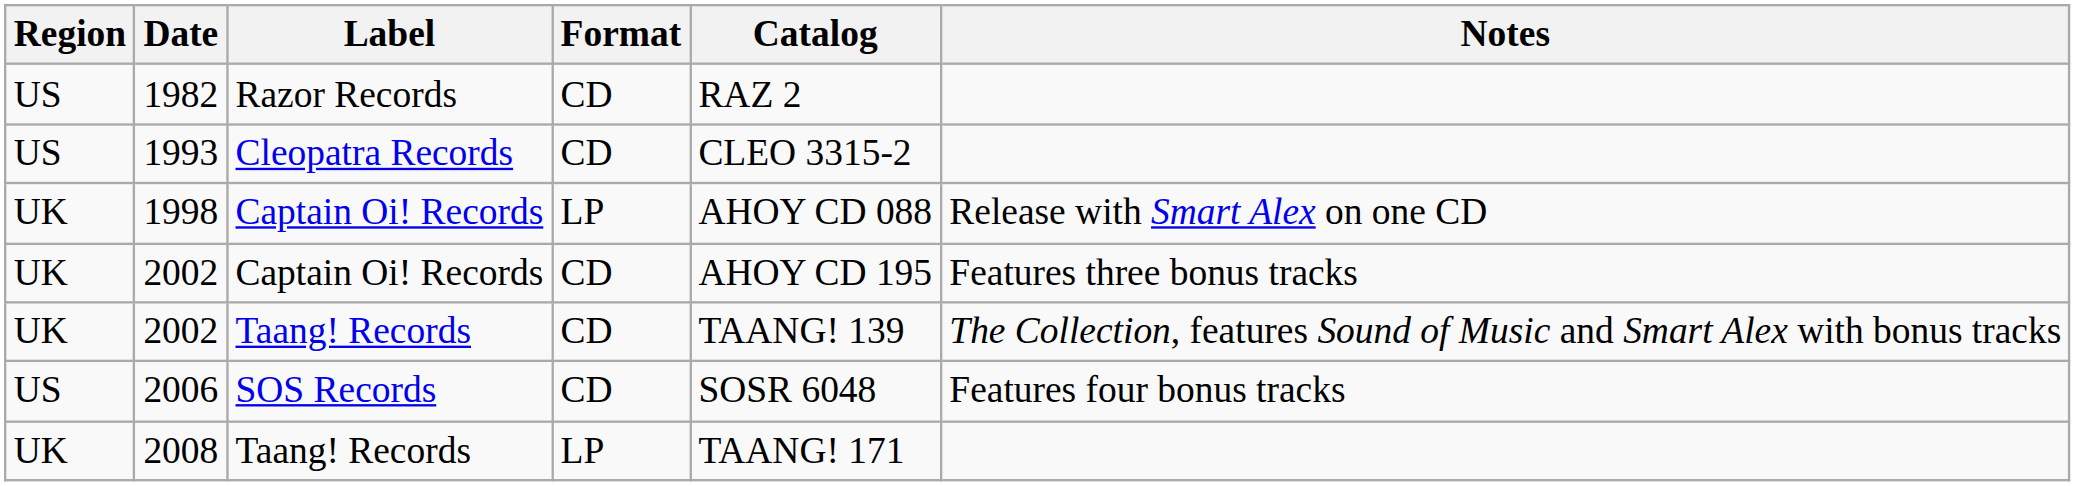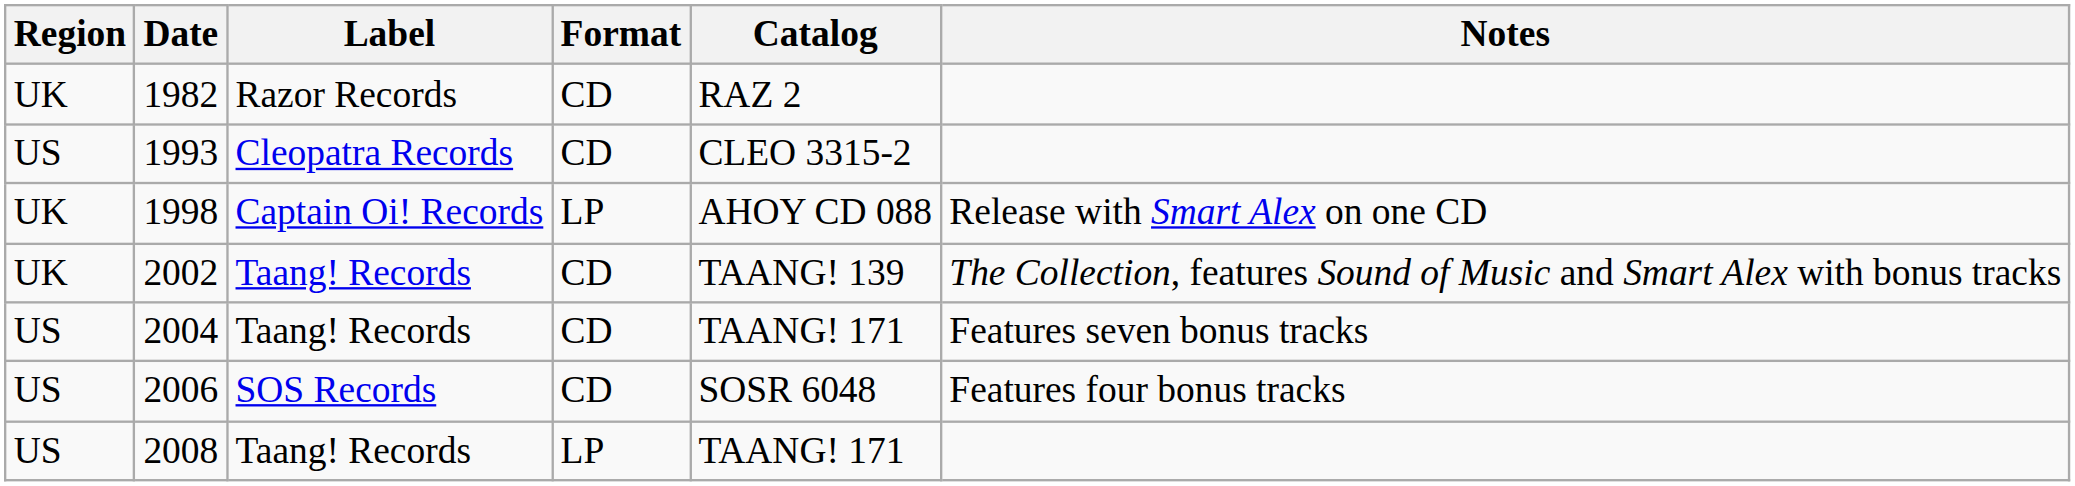(38, 93) US -> (41, 93) UK
- row: (181, 271)
+ row: (181, 331)
(41, 449) UK -> (38, 449) US
